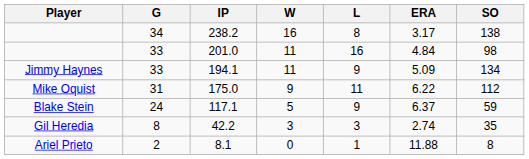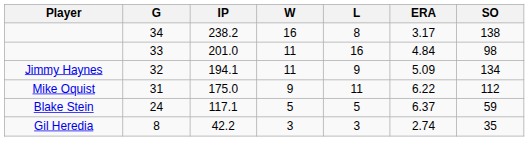(156, 70) 33 -> (156, 70) 32
(357, 107) 9 -> (357, 107) 5
- row: (223, 145)
